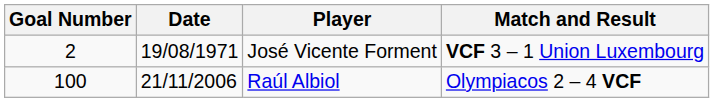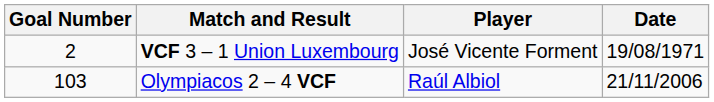columns swapped: (190, 19) <-> (575, 19)
(70, 81) 100 -> (70, 81) 103
